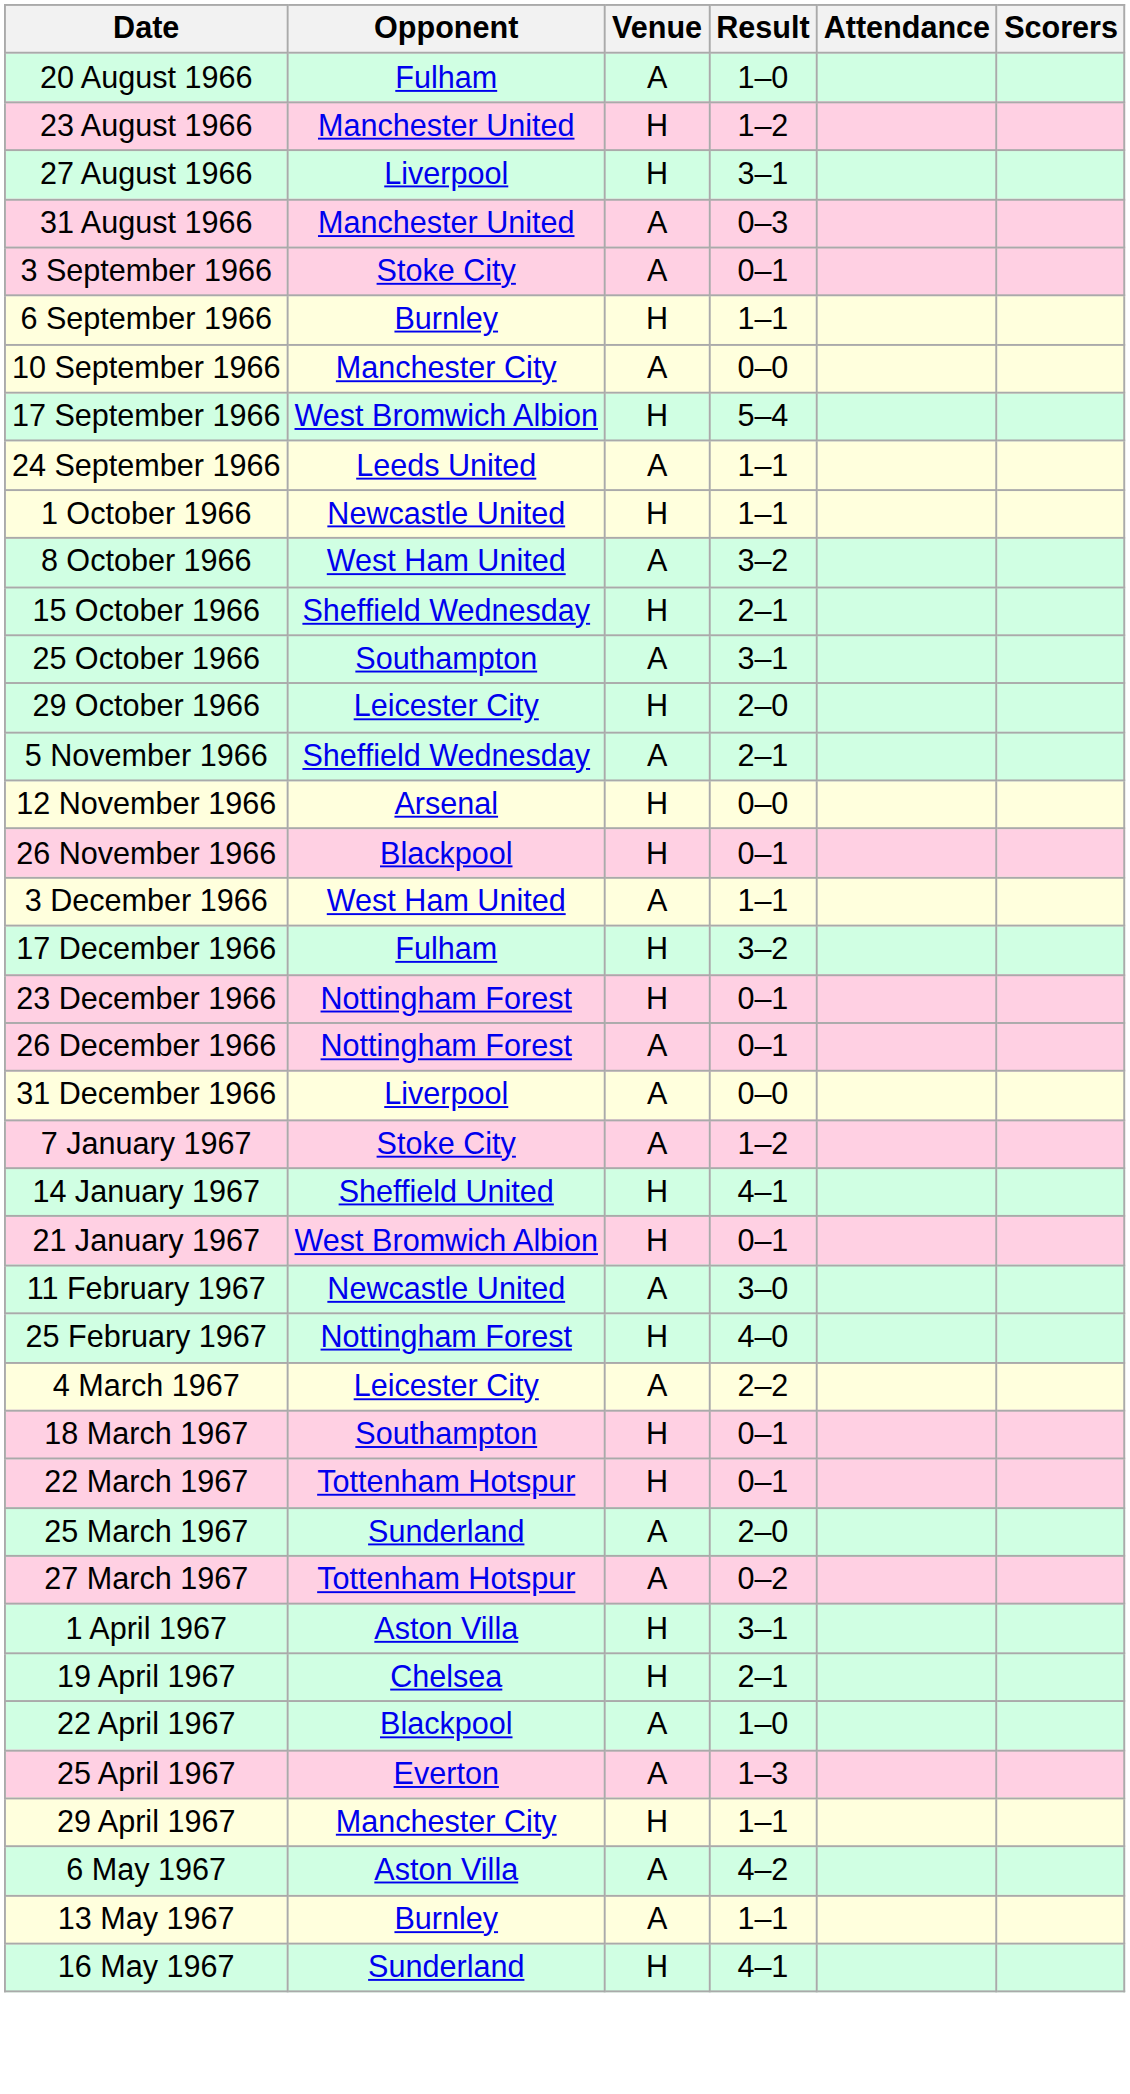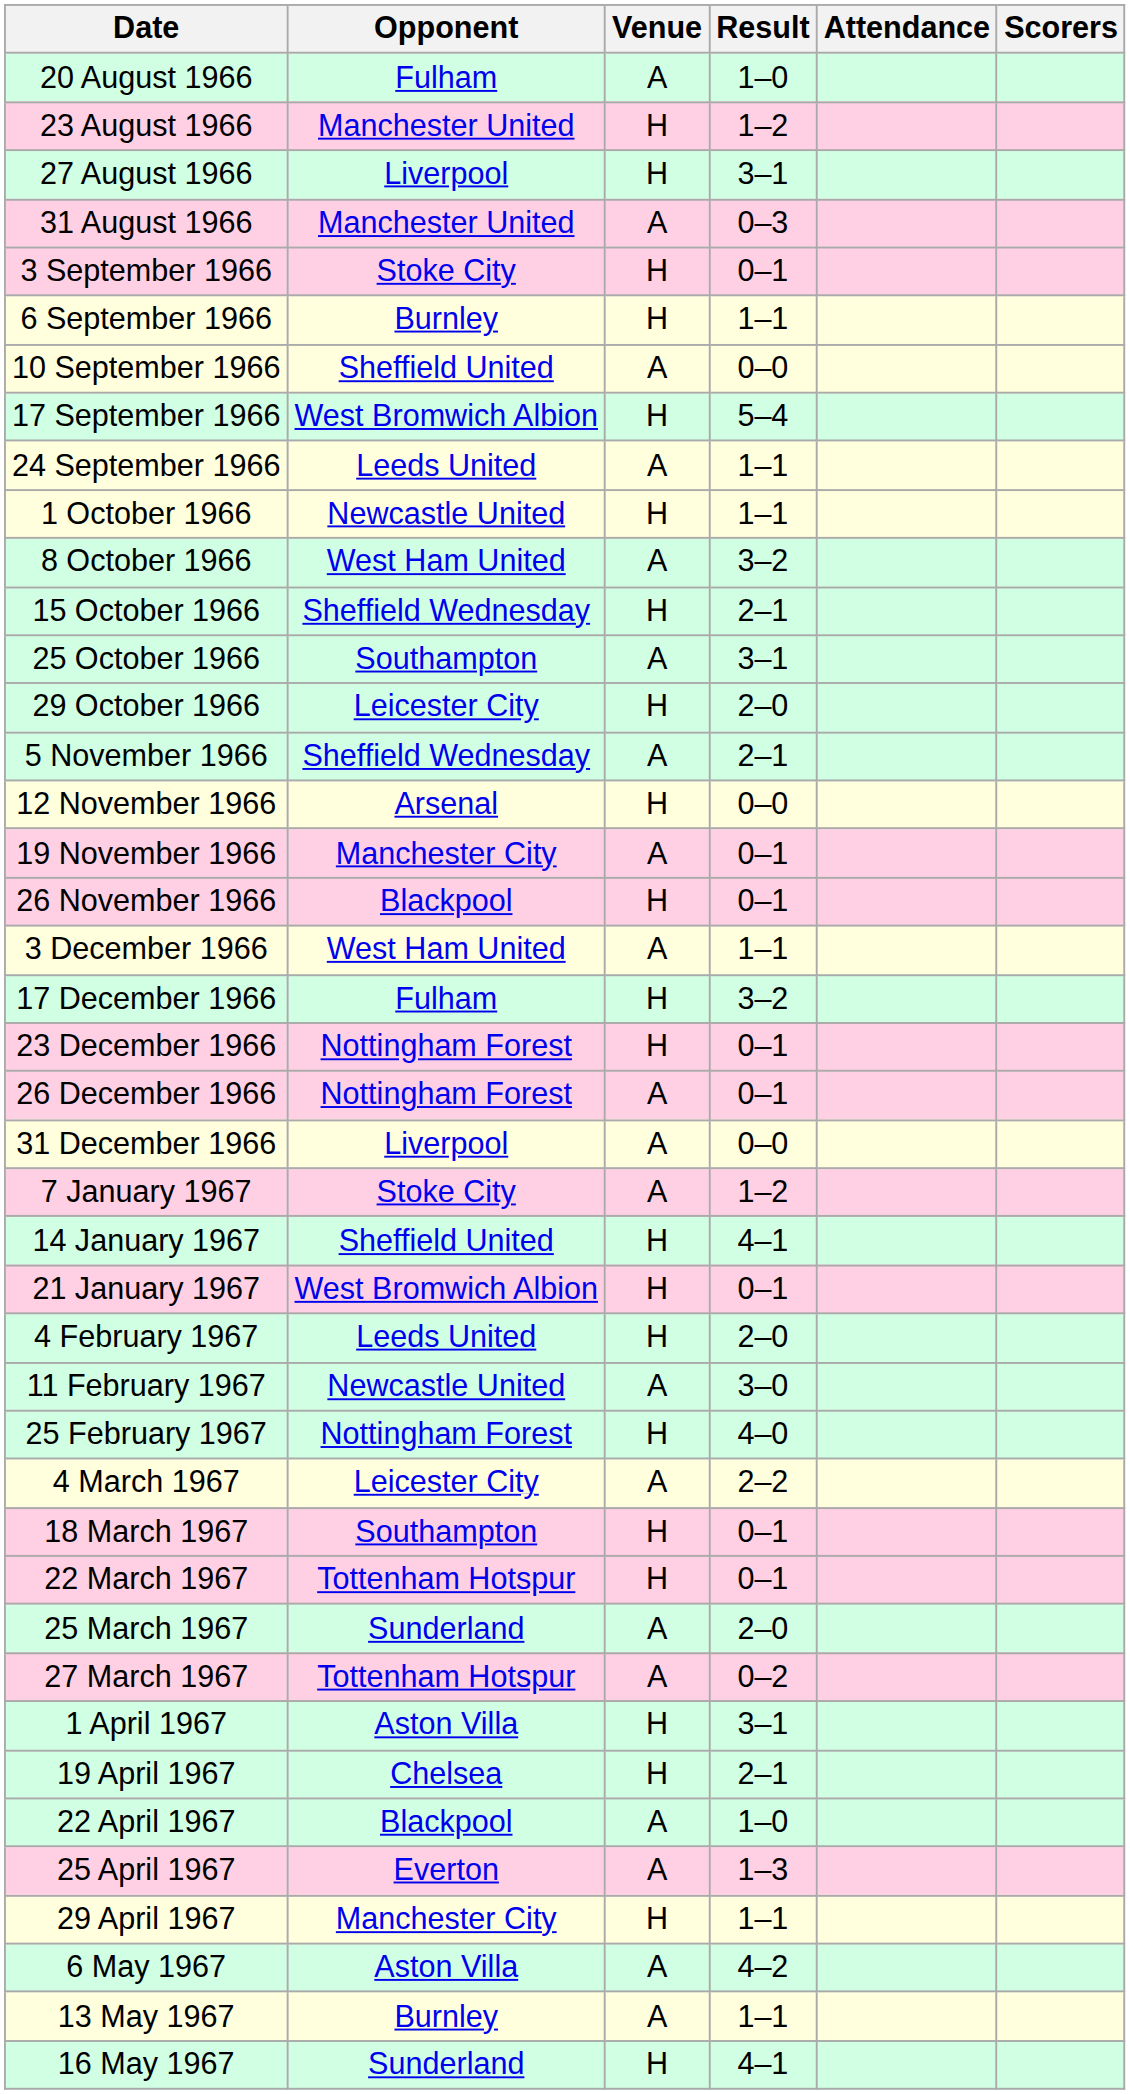(657, 271) A -> (657, 271) H
(446, 367) Manchester City -> (446, 367) Sheffield United
+ row: (146, 852)
+ row: (146, 1337)
